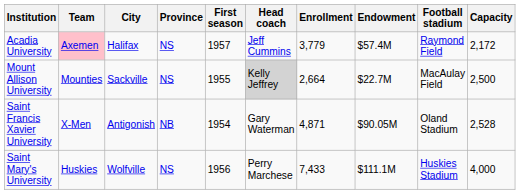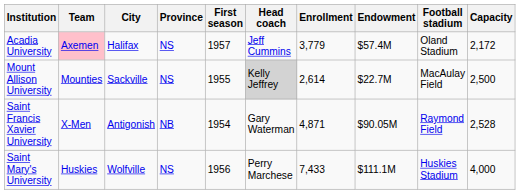(442, 46) Raymond Field -> (439, 46) Oland Stadium
(312, 79) 2,664 -> (312, 79) 2,614
(439, 124) Oland Stadium -> (442, 124) Raymond Field
